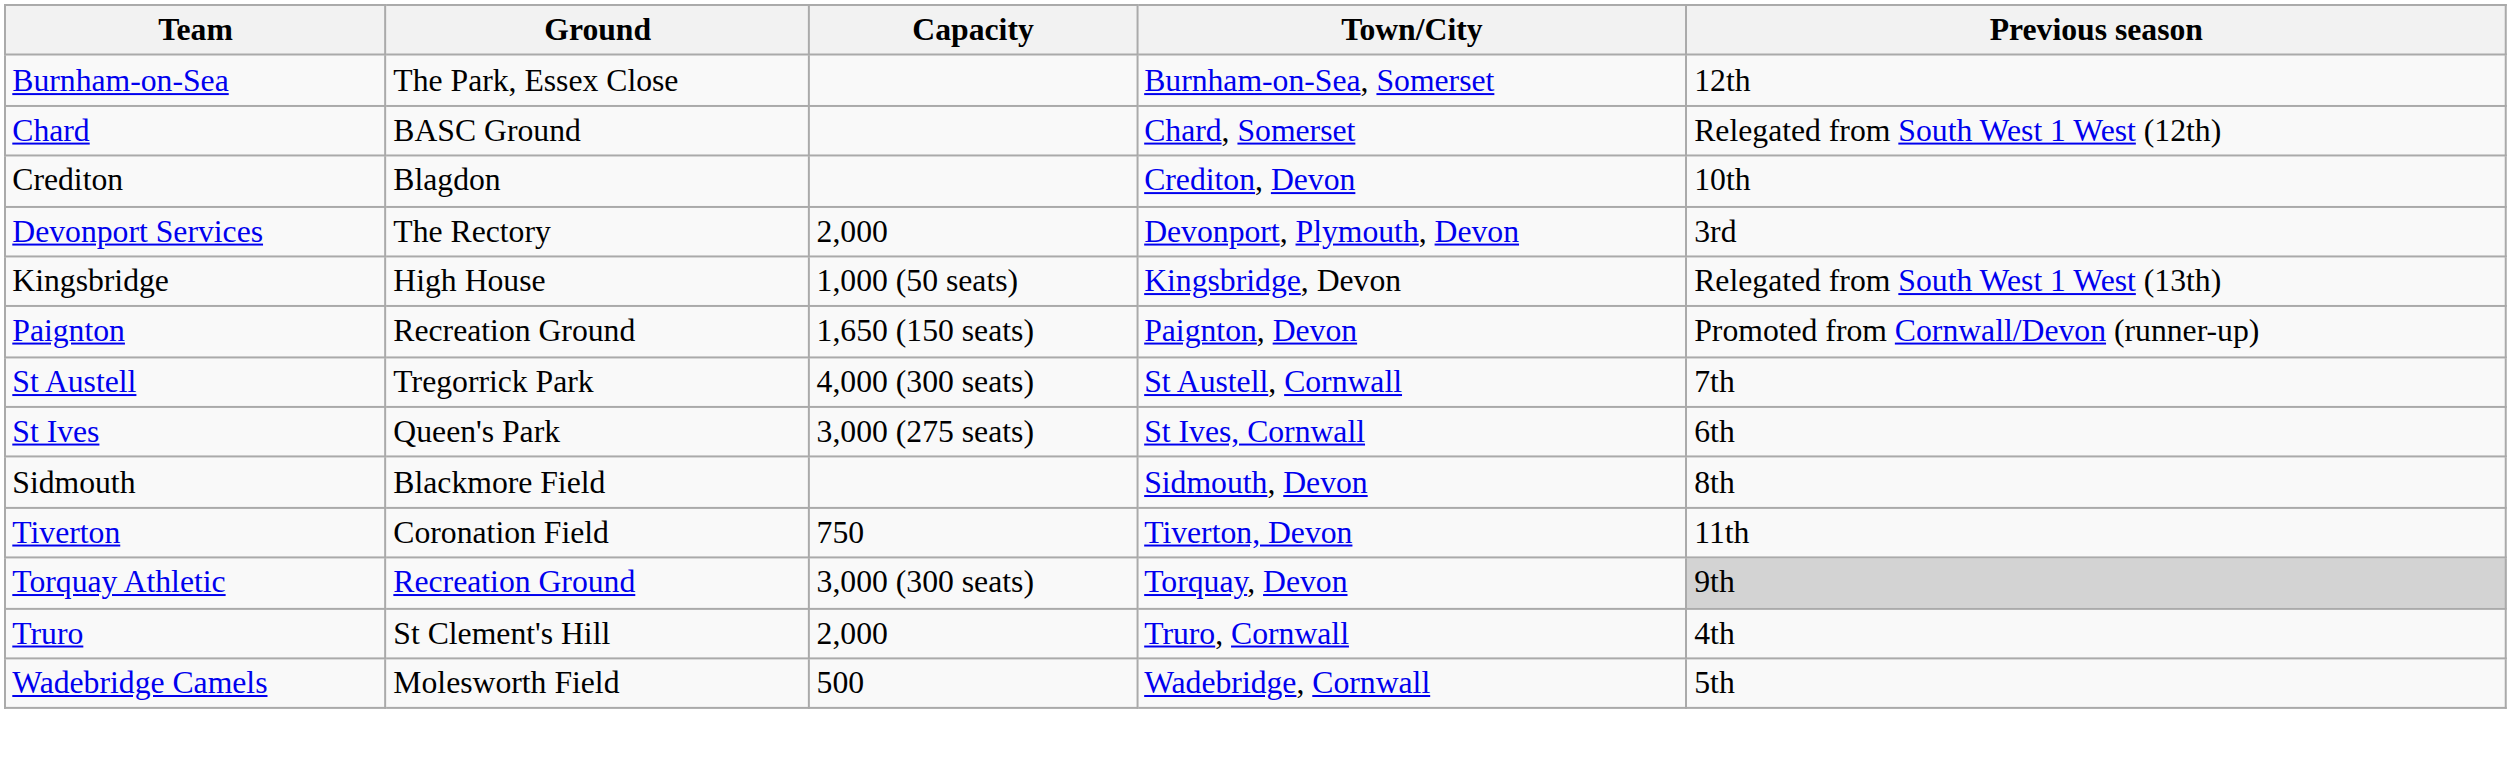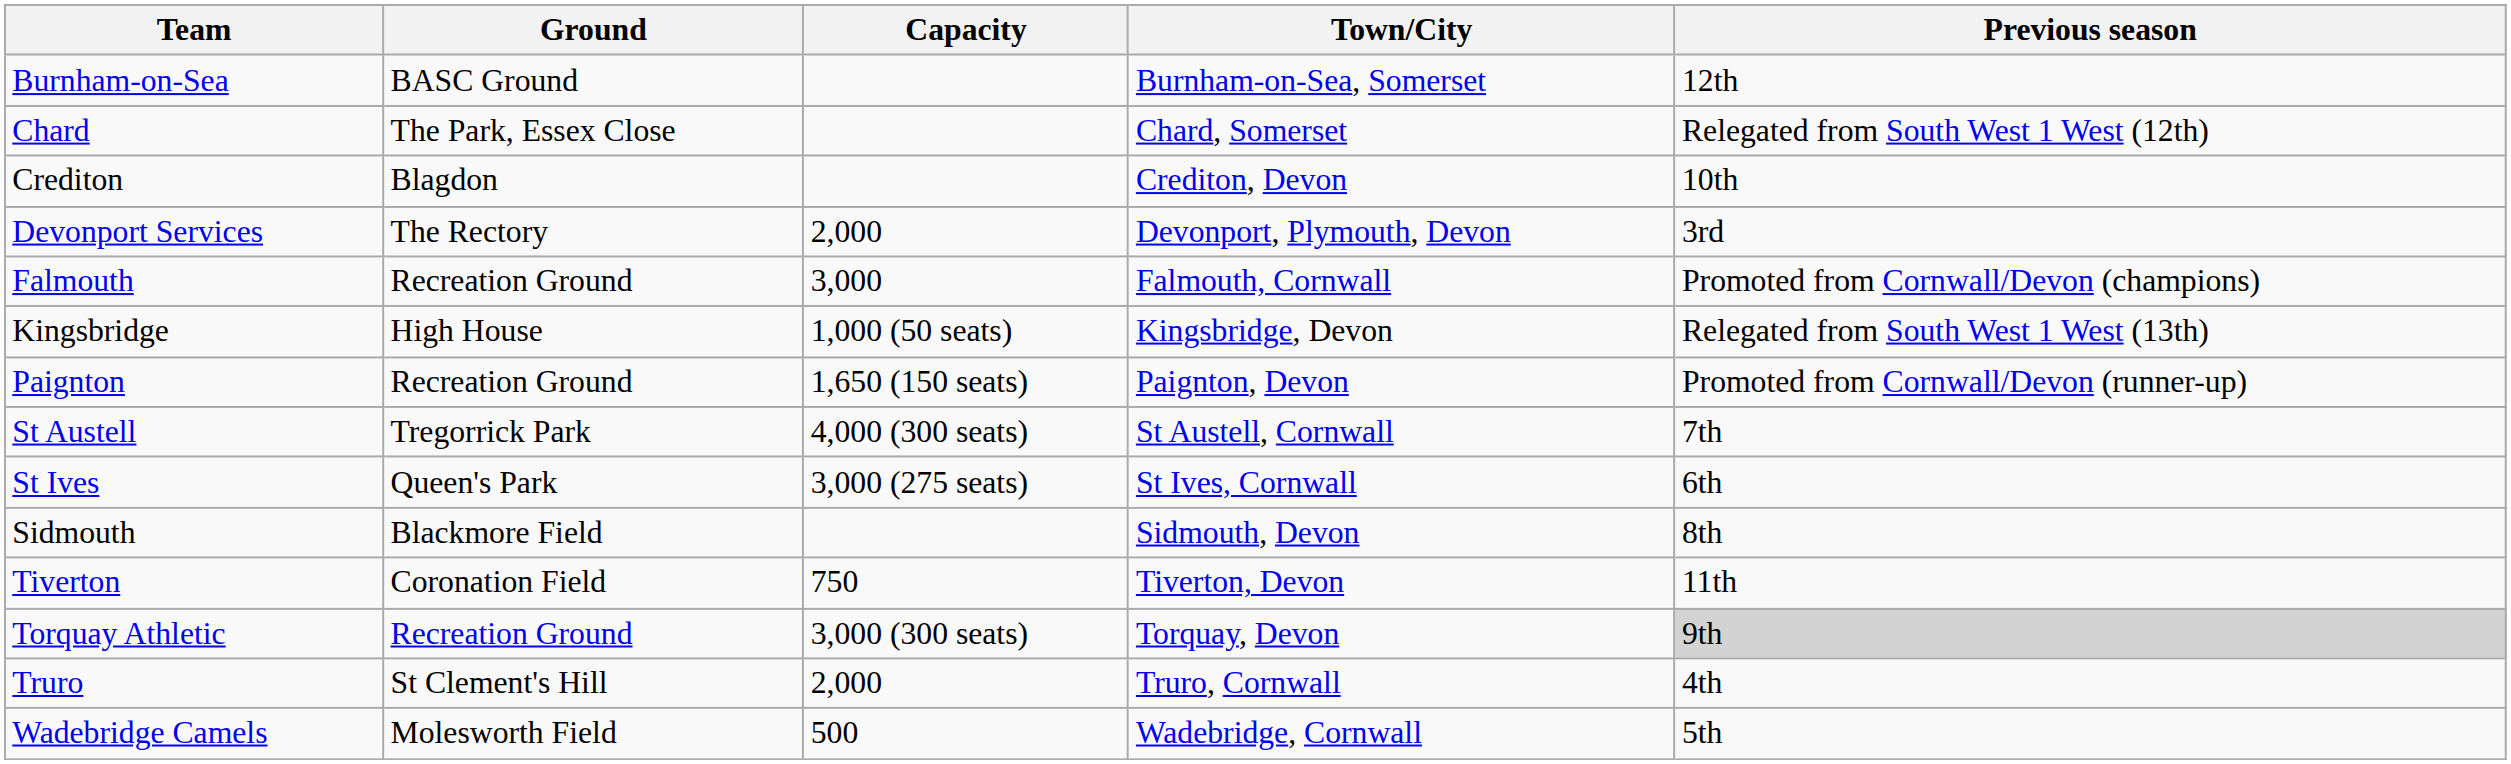(536, 79) The Park, Essex Close -> (484, 79) BASC Ground
(487, 130) BASC Ground -> (533, 130) The Park, Essex Close
+ row: (73, 280)
